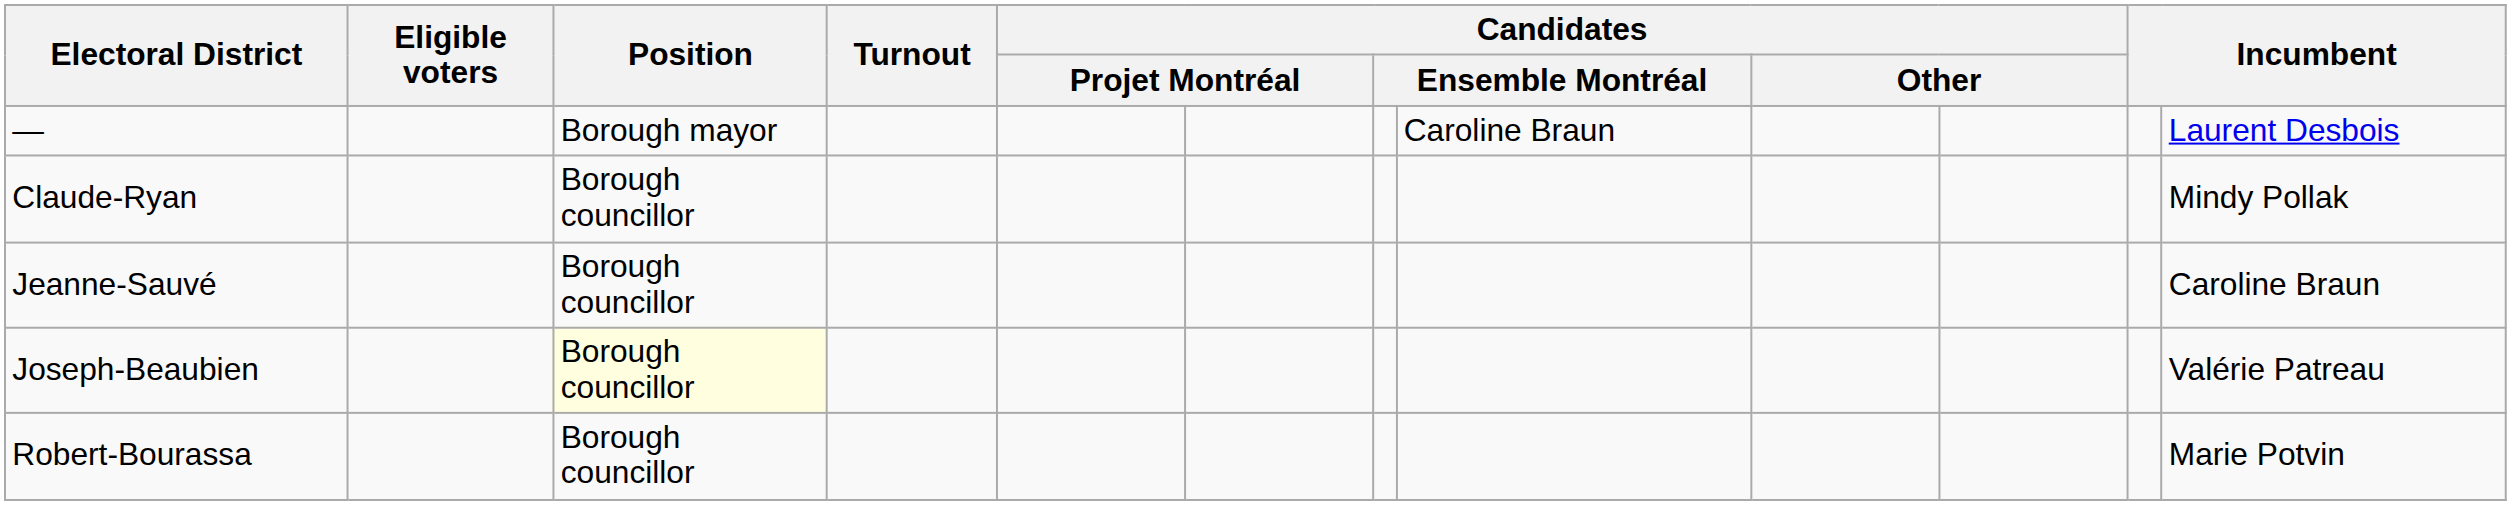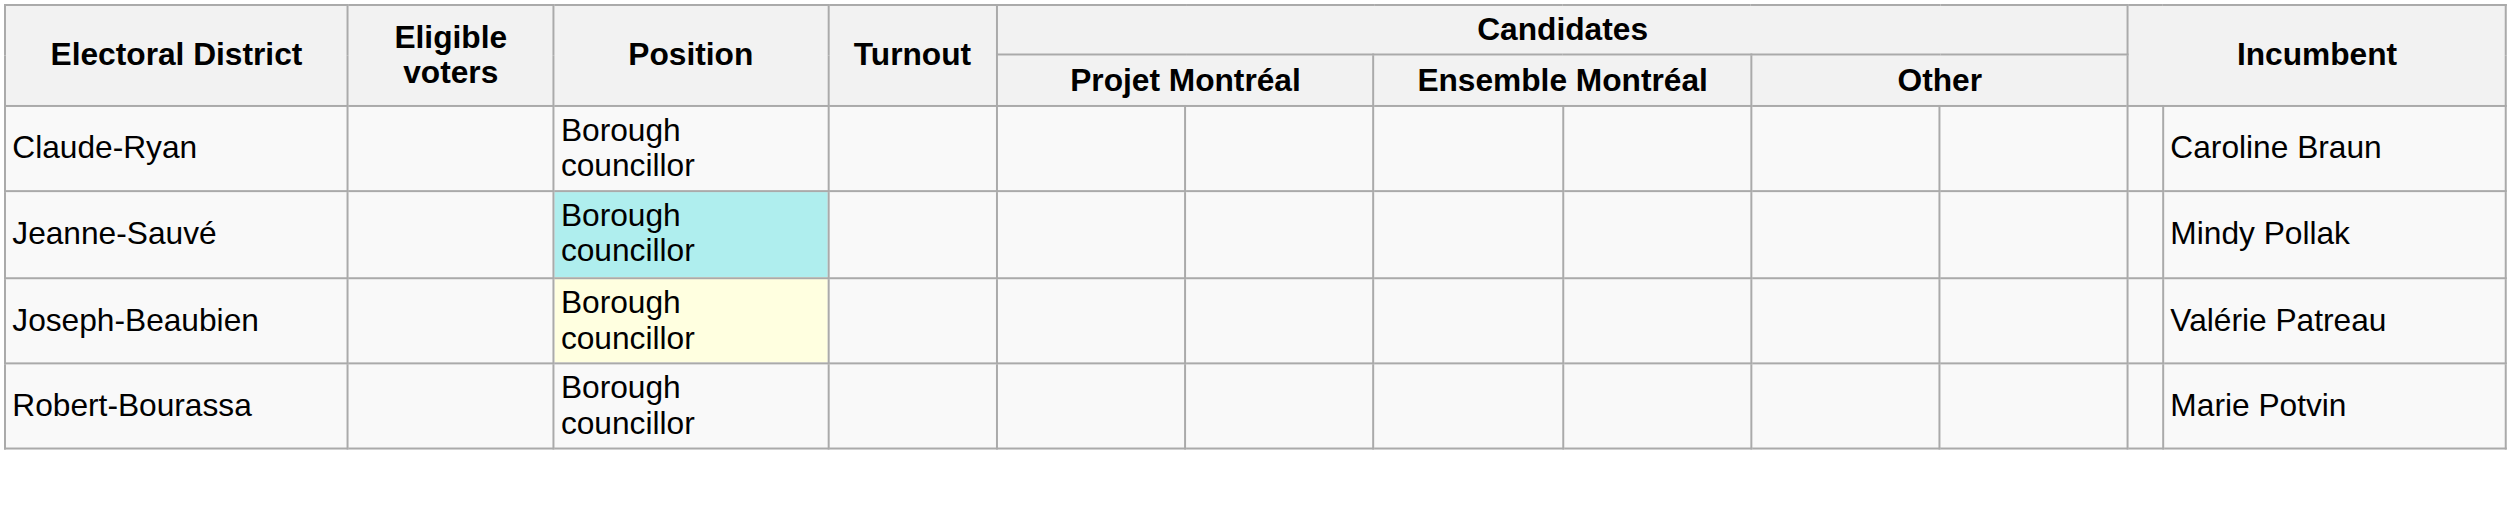- row: (28, 130)
(2259, 198) Mindy Pollak -> (2276, 147) Caroline Braun
(628, 284) no background -> (628, 233) paleturquoise background
(2274, 284) Caroline Braun -> (2260, 233) Mindy Pollak
